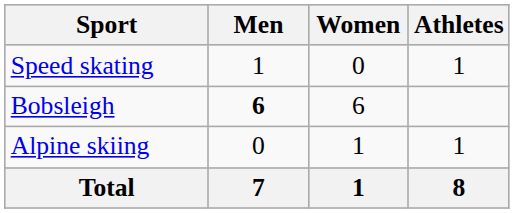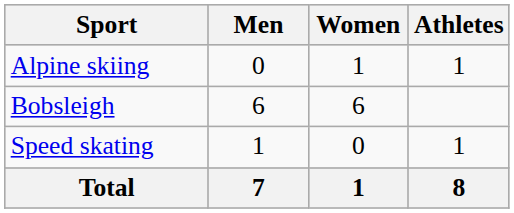rows swapped: (80, 146) <-> (82, 65)
(258, 106) bold -> (258, 106) normal
